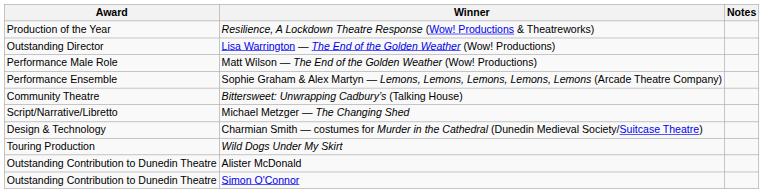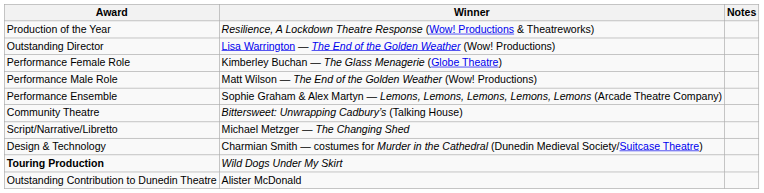+ row: (362, 63)
(51, 146) normal -> (55, 163) bold
- row: (260, 180)
